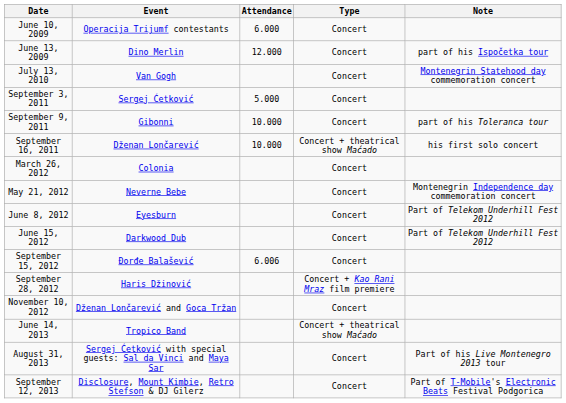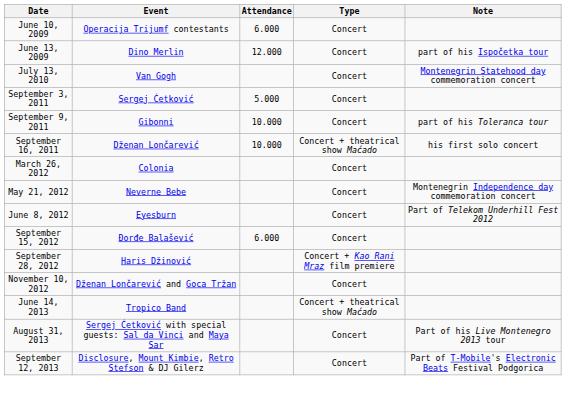- row: (38, 238)
(267, 261) 6.006 -> (267, 238) 6.000
